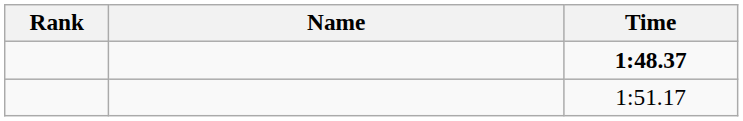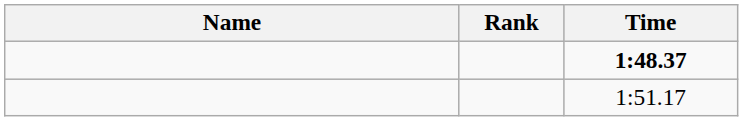columns swapped: (57, 23) <-> (336, 23)
